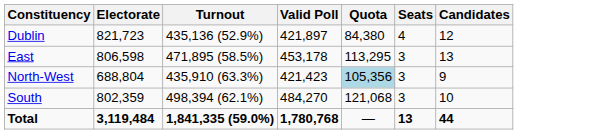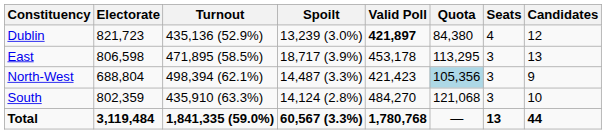+ column: (321, 14)
(304, 35) normal -> (392, 35) bold
(215, 77) 435,910 (63.3%) -> (215, 77) 498,394 (62.1%)
(215, 98) 498,394 (62.1%) -> (215, 98) 435,910 (63.3%)
